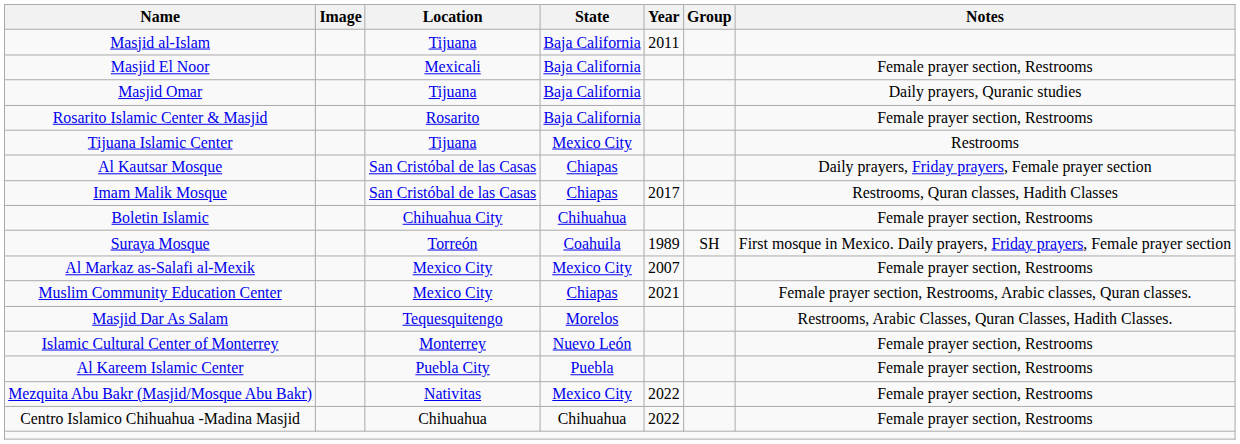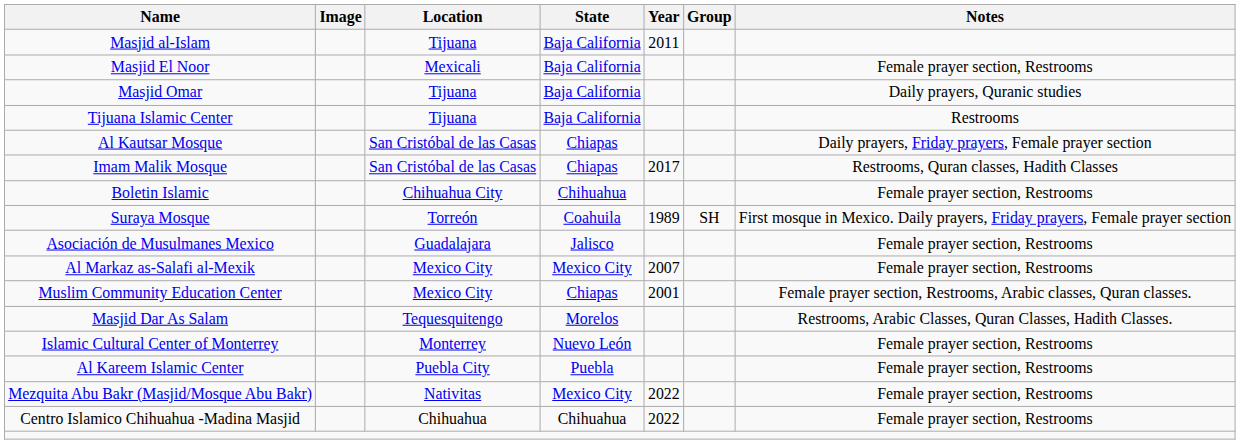- row: (160, 117)
(592, 142) Mexico City -> (592, 117) Baja California
+ row: (160, 243)
(664, 293) 2021 -> (664, 293) 2001
